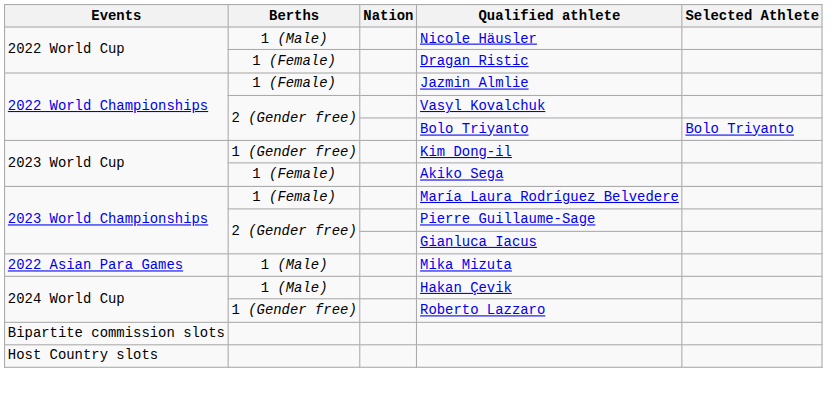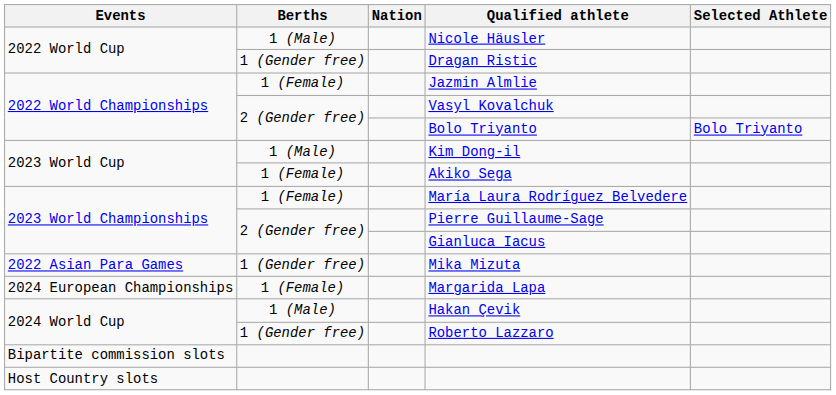(294, 61) 1 (Female) -> (302, 61) 1 (Gender free)
(294, 152) 1 (Gender free) -> (302, 152) 1 (Male)
(294, 265) 1 (Male) -> (302, 265) 1 (Gender free)
+ row: (121, 288)
